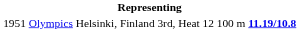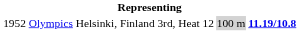(14, 23) 1951 -> (14, 23) 1952
(231, 23) no background -> (231, 23) lightgrey background
